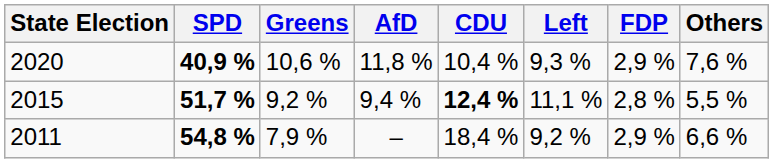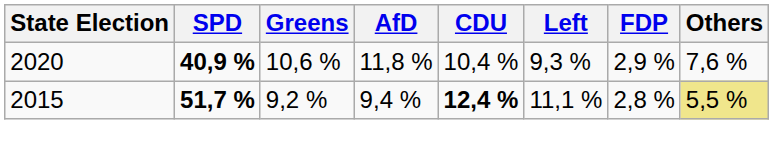(717, 99) no background -> (717, 99) khaki background
- row: (36, 137)
